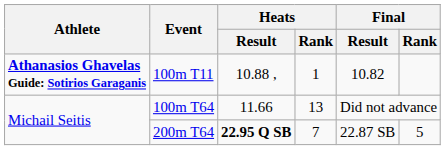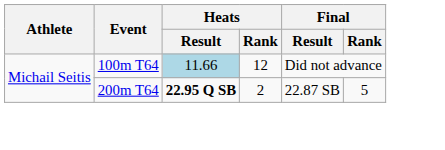- row: (183, 74)
(256, 108) no background -> (201, 66) lightblue background
(316, 108) 13 -> (260, 66) 12
(316, 132) 7 -> (260, 90) 2
